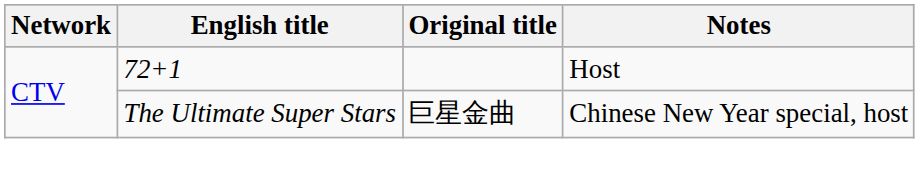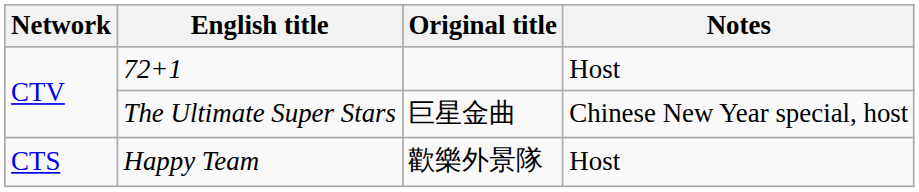+ row: (191, 161)
